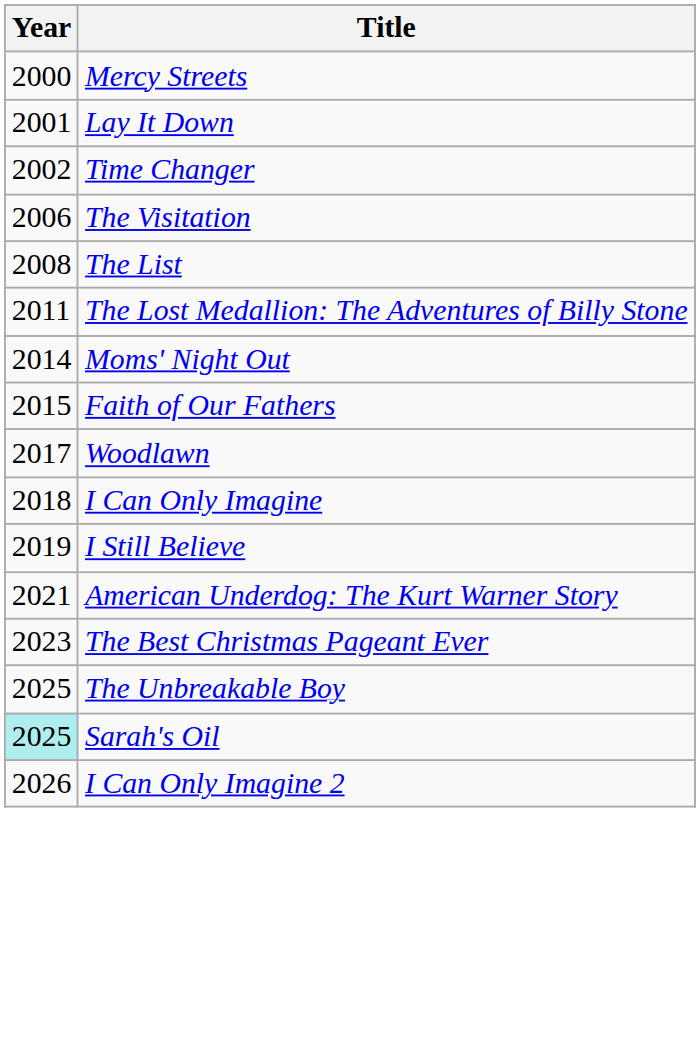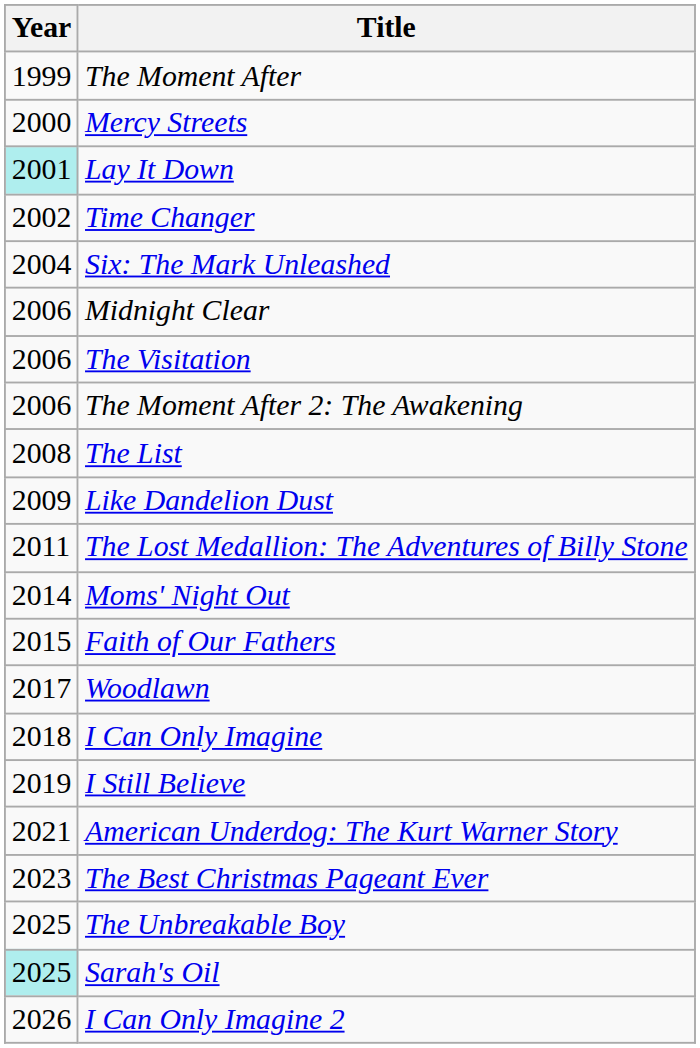+ row: (193, 75)
(42, 122) no background -> (42, 169) paleturquoise background
+ row: (238, 264)
+ row: (177, 311)
+ row: (304, 405)
+ row: (209, 500)
